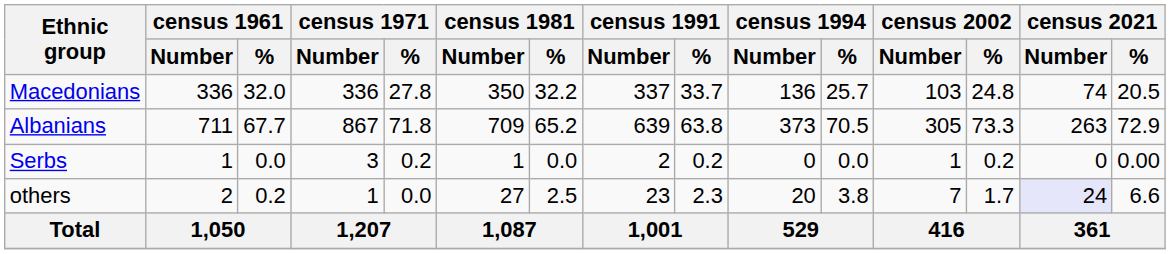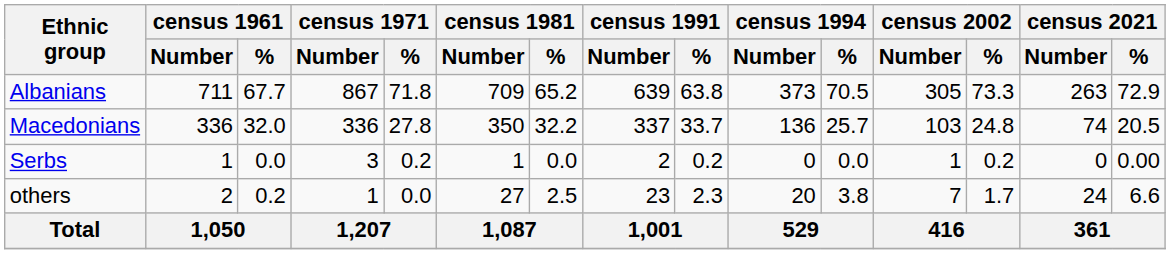rows swapped: (75, 91) <-> (58, 126)
(1095, 195) lavender background -> (1095, 195) no background
